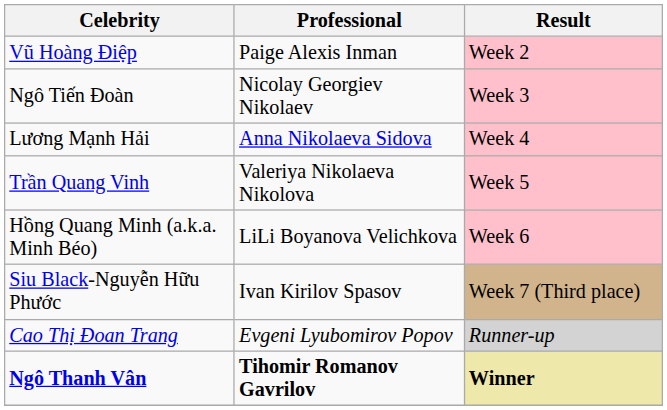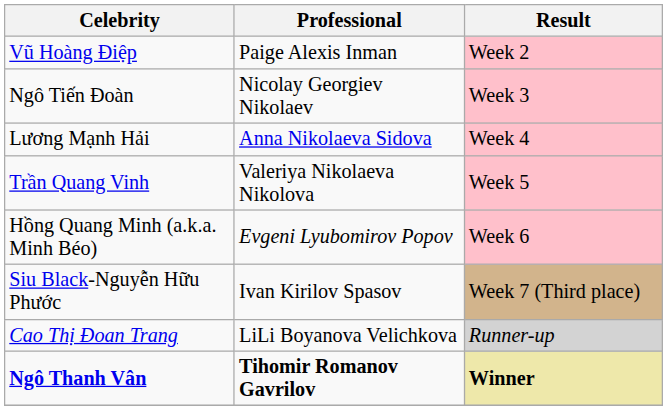(348, 237) LiLi Boyanova Velichkova -> (346, 237) Evgeni Lyubomirov Popov
(346, 335) Evgeni Lyubomirov Popov -> (348, 335) LiLi Boyanova Velichkova
